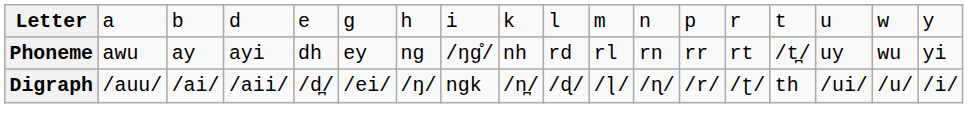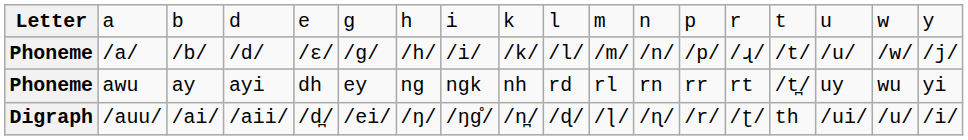+ row: (120, 53)
(470, 53) /ŋɡ̊/ -> (464, 86) ngk
(464, 86) ngk -> (470, 118) /ŋɡ̊/
